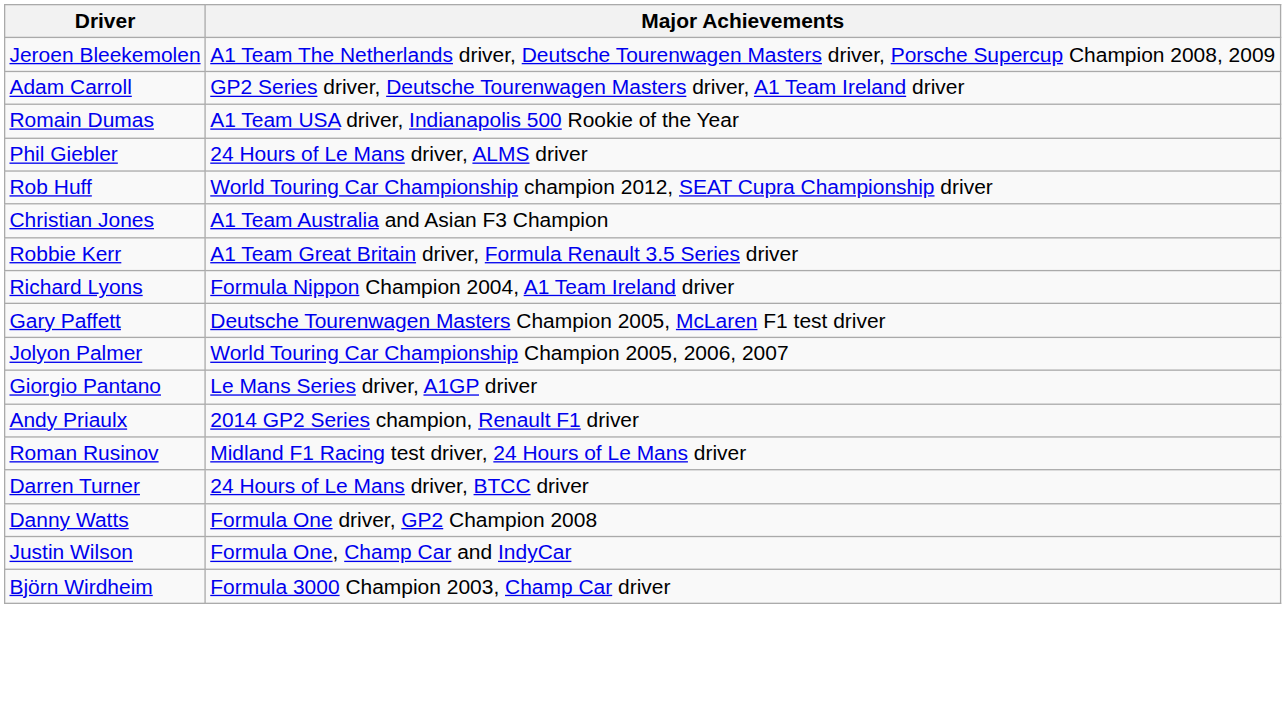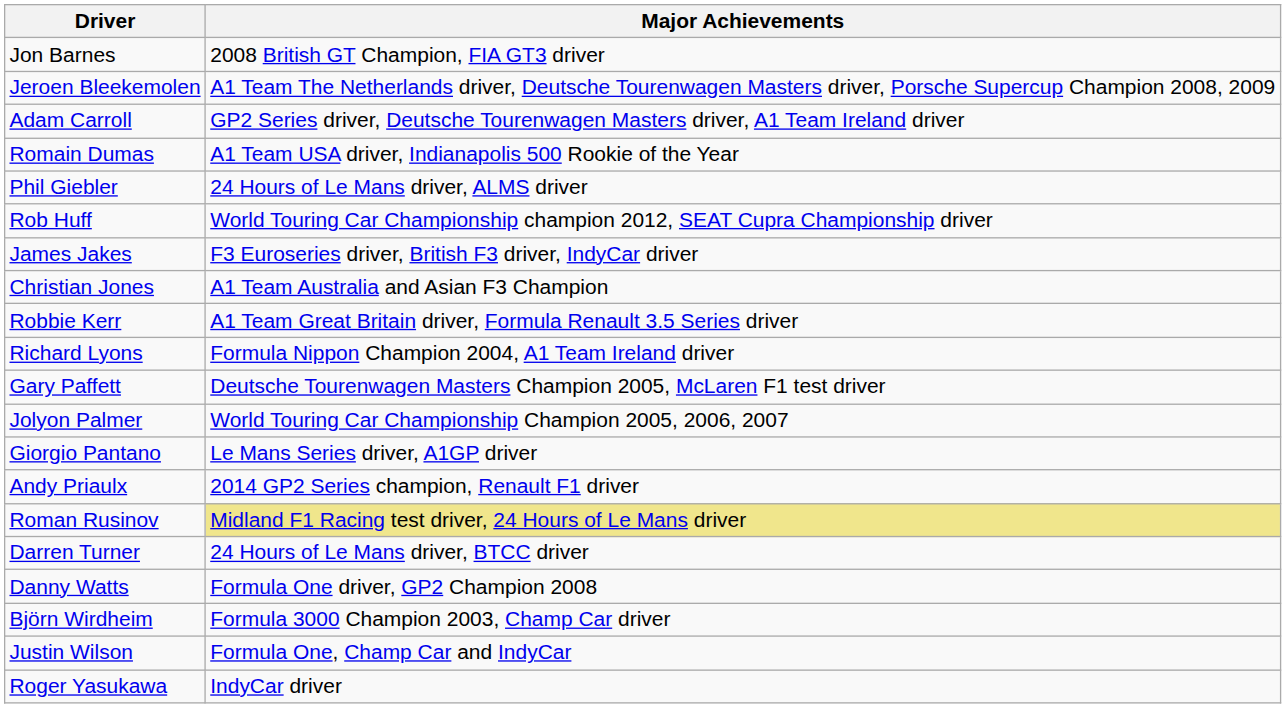+ row: (62, 54)
+ row: (71, 253)
(478, 453) no background -> (478, 519) khaki background
rows swapped: (71, 552) <-> (81, 586)
+ row: (88, 685)
